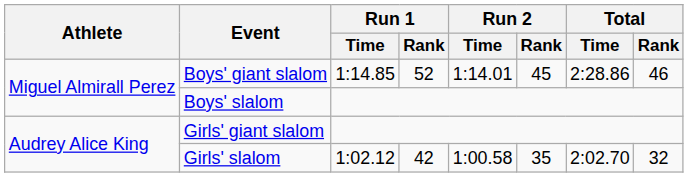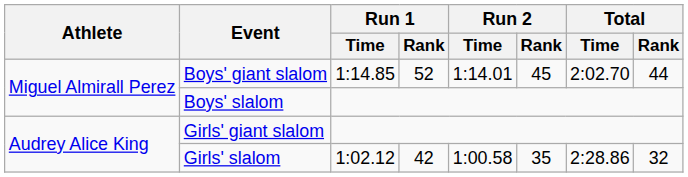(600, 74) 2:28.86 -> (600, 74) 2:02.70
(659, 74) 46 -> (659, 74) 44
(600, 159) 2:02.70 -> (600, 159) 2:28.86
